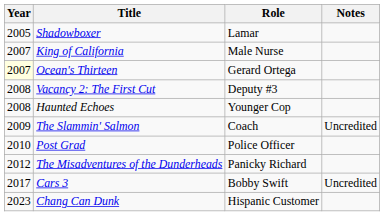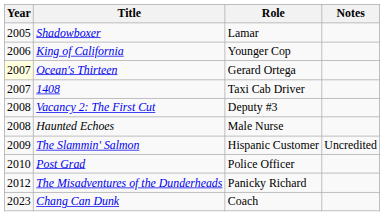(19, 51) 2007 -> (19, 51) 2006
(256, 51) Male Nurse -> (259, 51) Younger Cop
+ row: (48, 88)
(259, 107) Younger Cop -> (256, 126) Male Nurse
(243, 126) Coach -> (273, 145) Hispanic Customer
- row: (52, 182)
(273, 201) Hispanic Customer -> (243, 201) Coach
